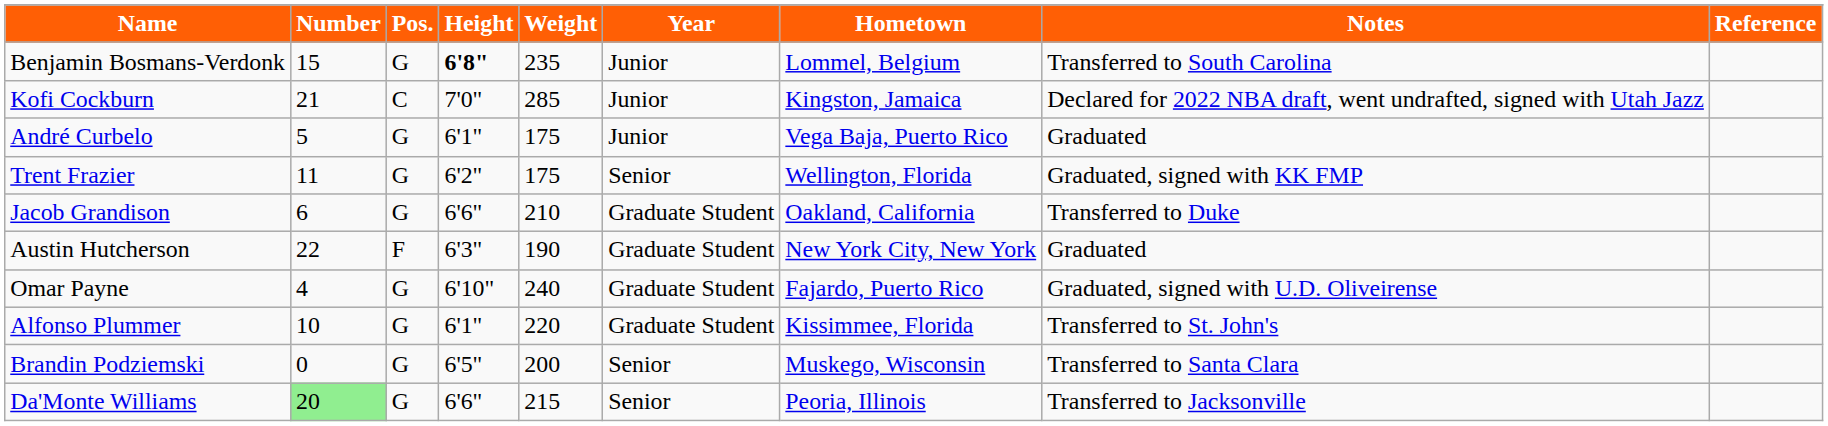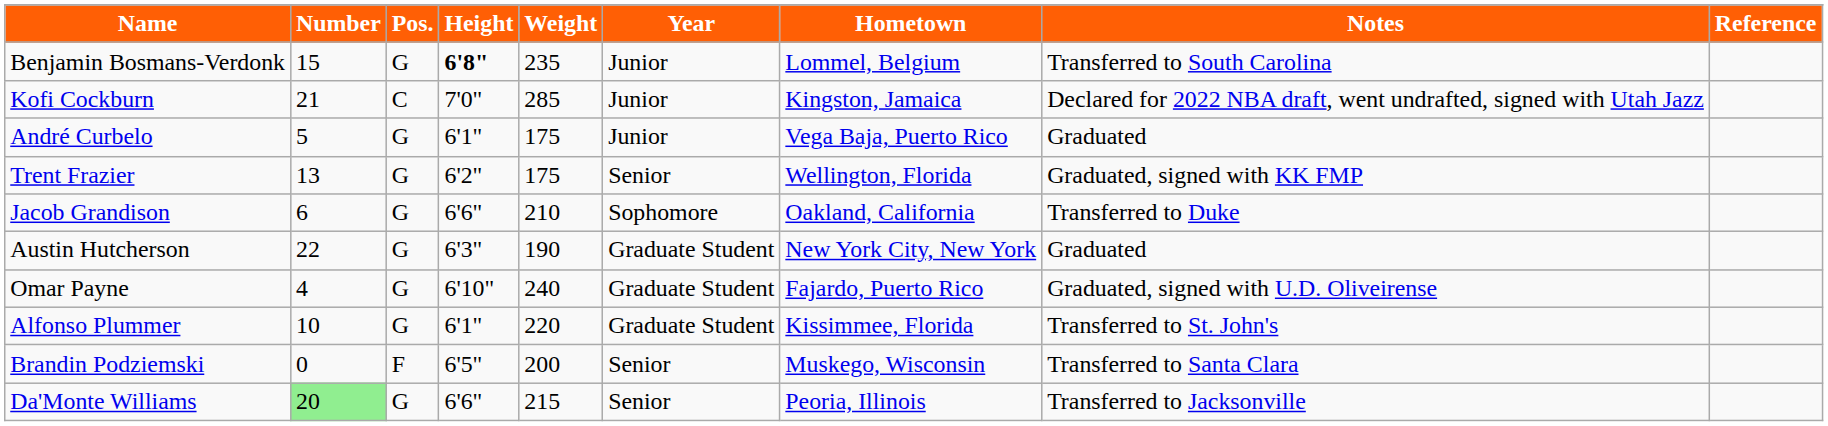(307, 174) 11 -> (308, 174) 13
(691, 212) Graduate Student -> (663, 212) Sophomore
(398, 250) F -> (400, 250) G
(400, 363) G -> (398, 363) F
